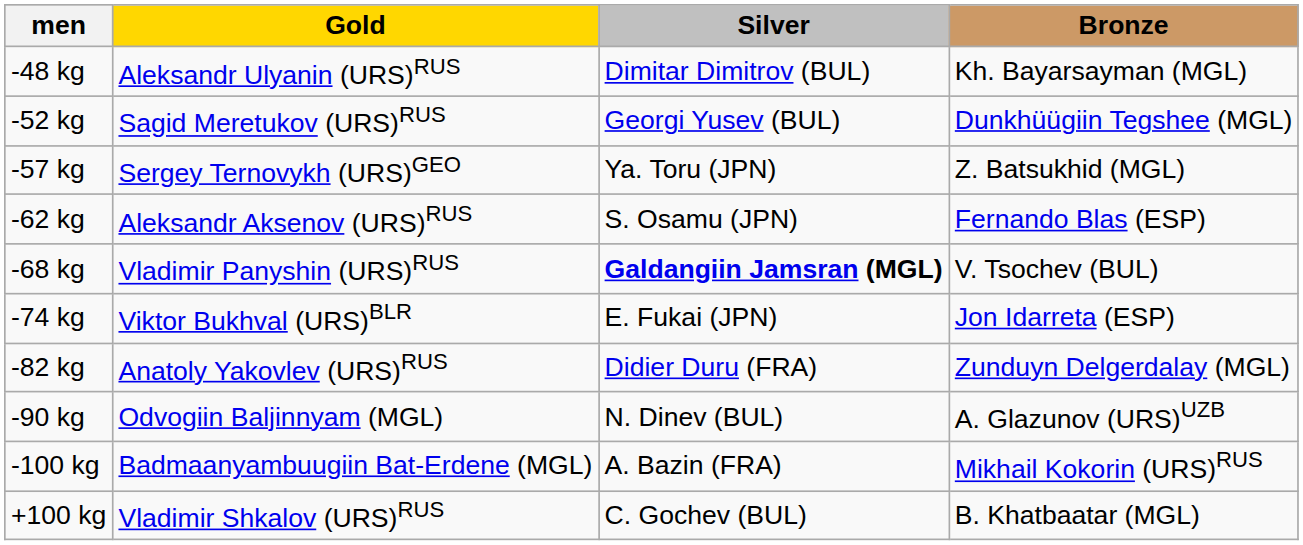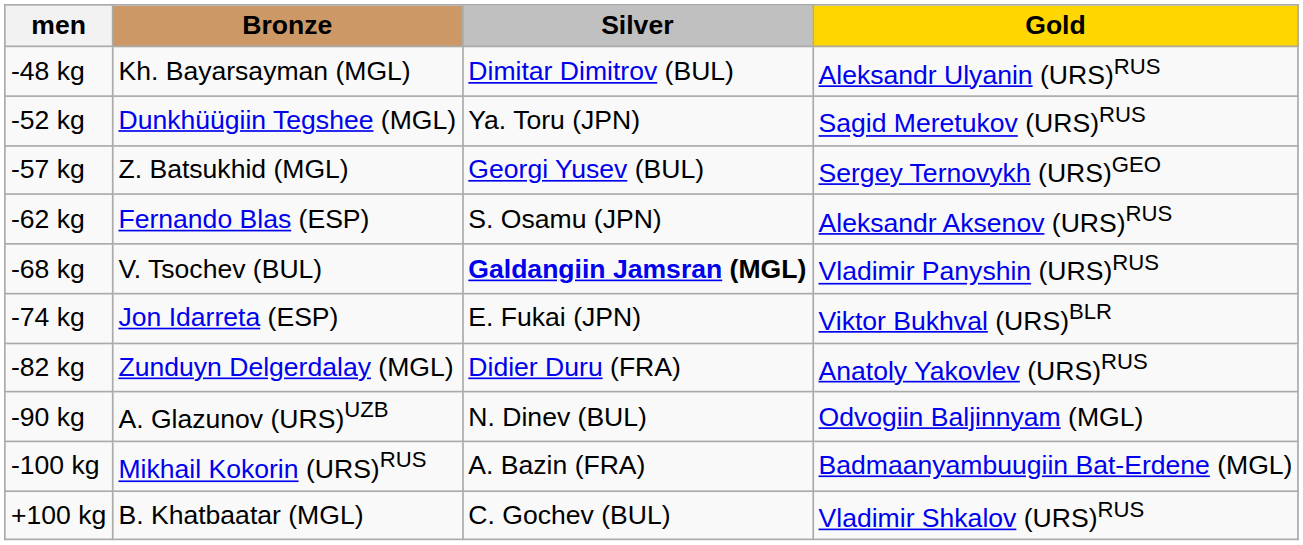columns swapped: (355, 25) <-> (1124, 25)
(722, 120) Georgi Yusev (BUL) -> (554, 120) Ya. Toru (JPN)
(690, 169) Ya. Toru (JPN) -> (586, 169) Georgi Yusev (BUL)
